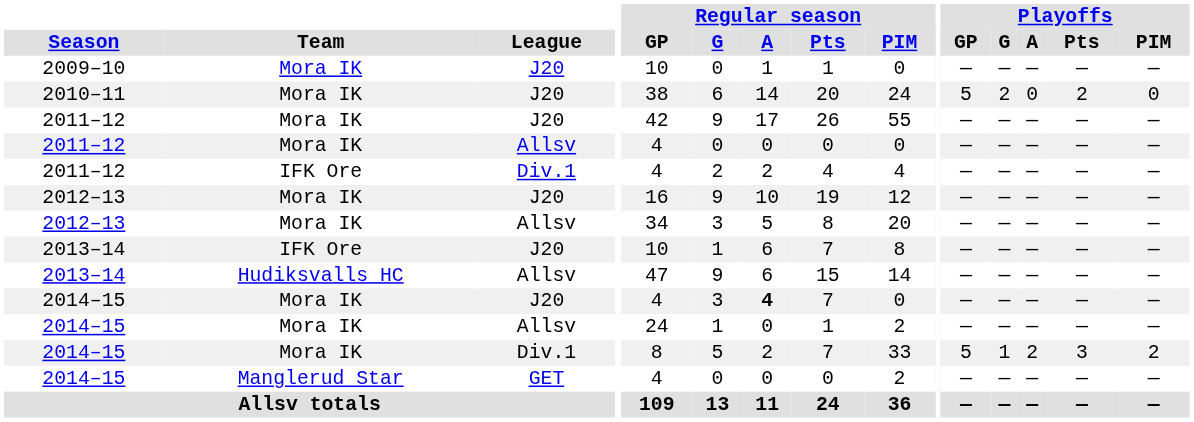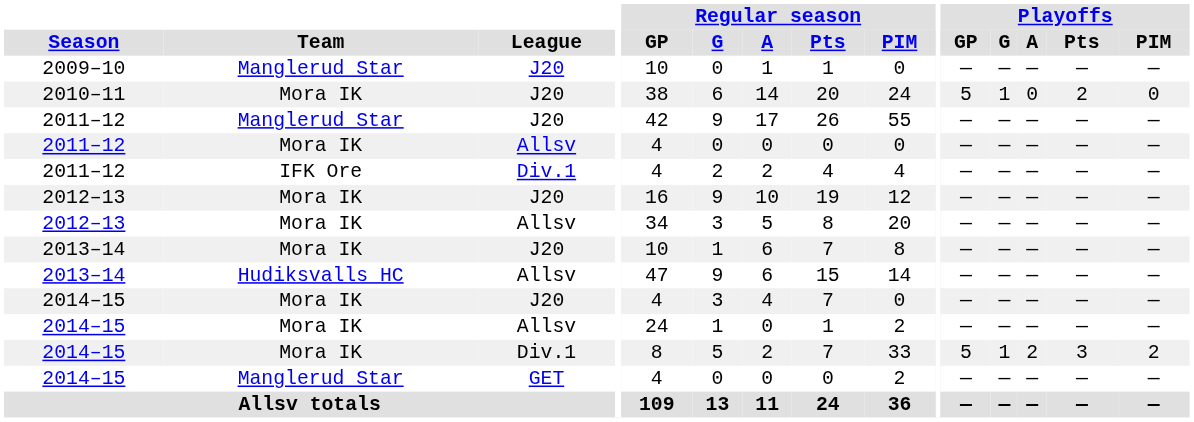(321, 69) Mora IK -> (321, 69) Manglerud Star
(1004, 94) 2 -> (1004, 94) 1
(321, 120) Mora IK -> (321, 120) Manglerud Star
(321, 249) IFK Ore -> (321, 249) Mora IK
(767, 301) bold -> (767, 301) normal
